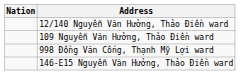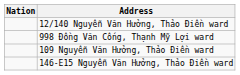rows swapped: (127, 37) <-> (127, 50)
